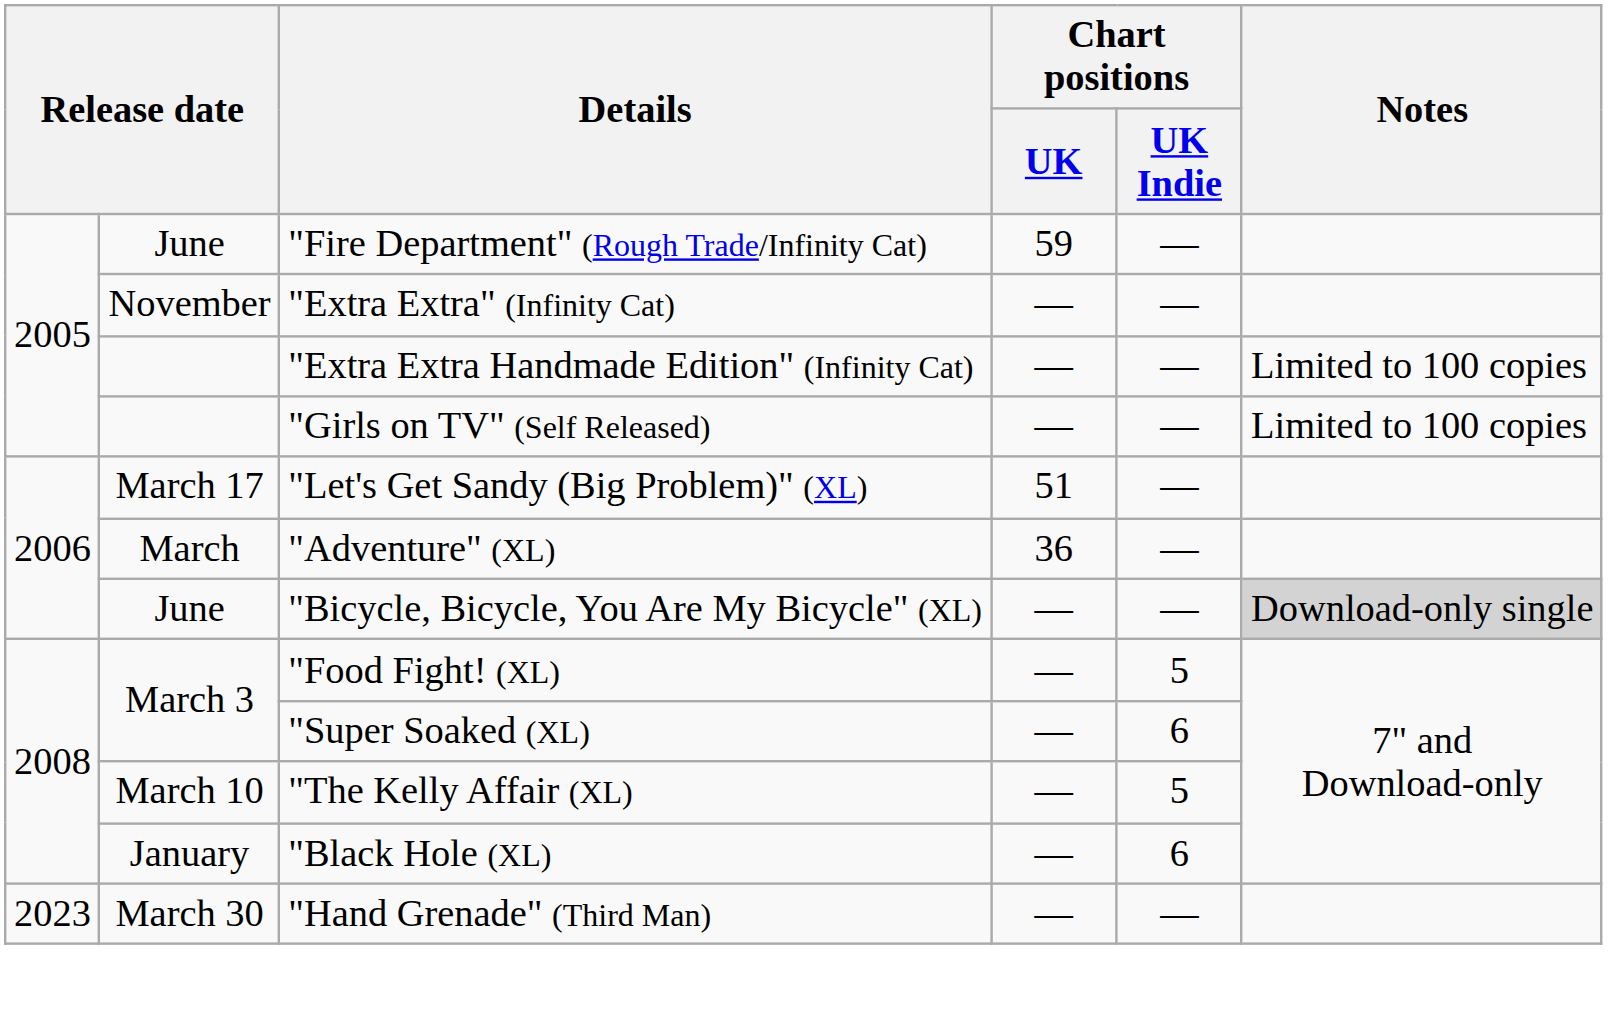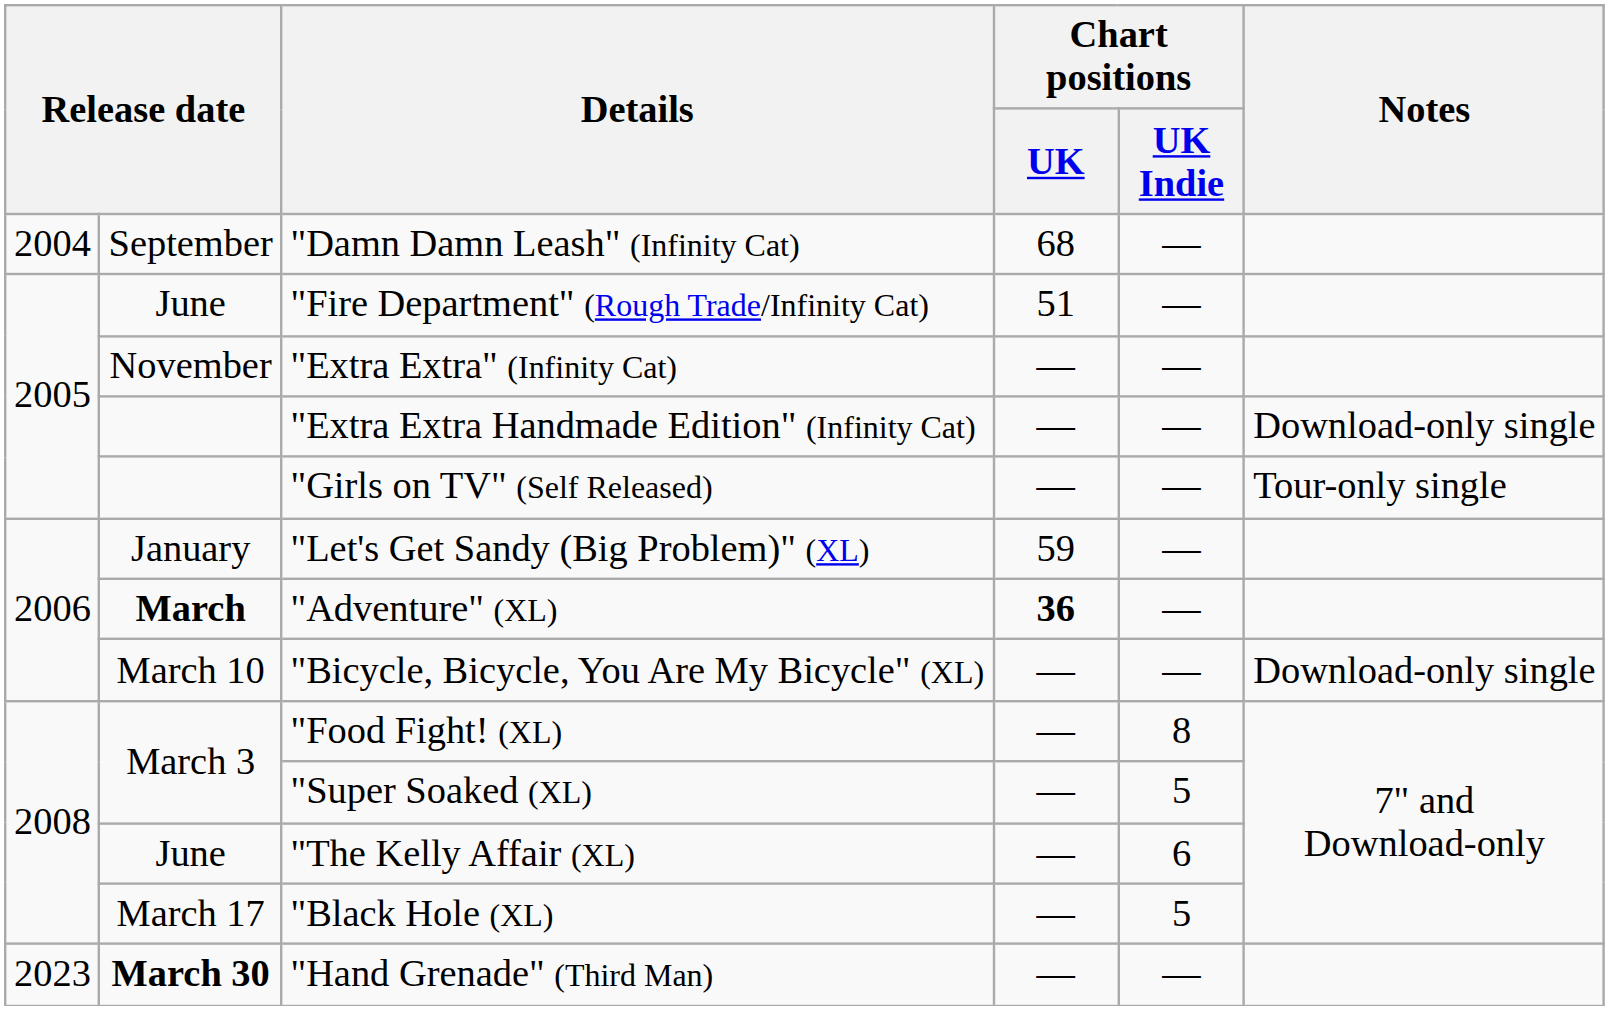+ row: (545, 243)
(1054, 243) 59 -> (1056, 304) 51
(1419, 364) Limited to 100 copies -> (1424, 425) Download-only single
(1419, 425) Limited to 100 copies -> (1380, 486) Tour-only single
(190, 486) March 17 -> (191, 547) January
(1054, 486) 51 -> (1056, 547) 59
(190, 547) normal -> (191, 608) bold
(1054, 547) normal -> (1056, 608) bold
(190, 608) June -> (191, 669) March 10
(1422, 608) lightgrey background -> (1424, 669) no background
(1179, 669) 5 -> (1182, 730) 8
(1179, 730) 6 -> (1182, 791) 5
(190, 791) March 10 -> (191, 852) June
(1179, 791) 5 -> (1182, 852) 6
(190, 852) January -> (191, 913) March 17
(1179, 852) 6 -> (1182, 913) 5
(190, 913) normal -> (191, 973) bold
